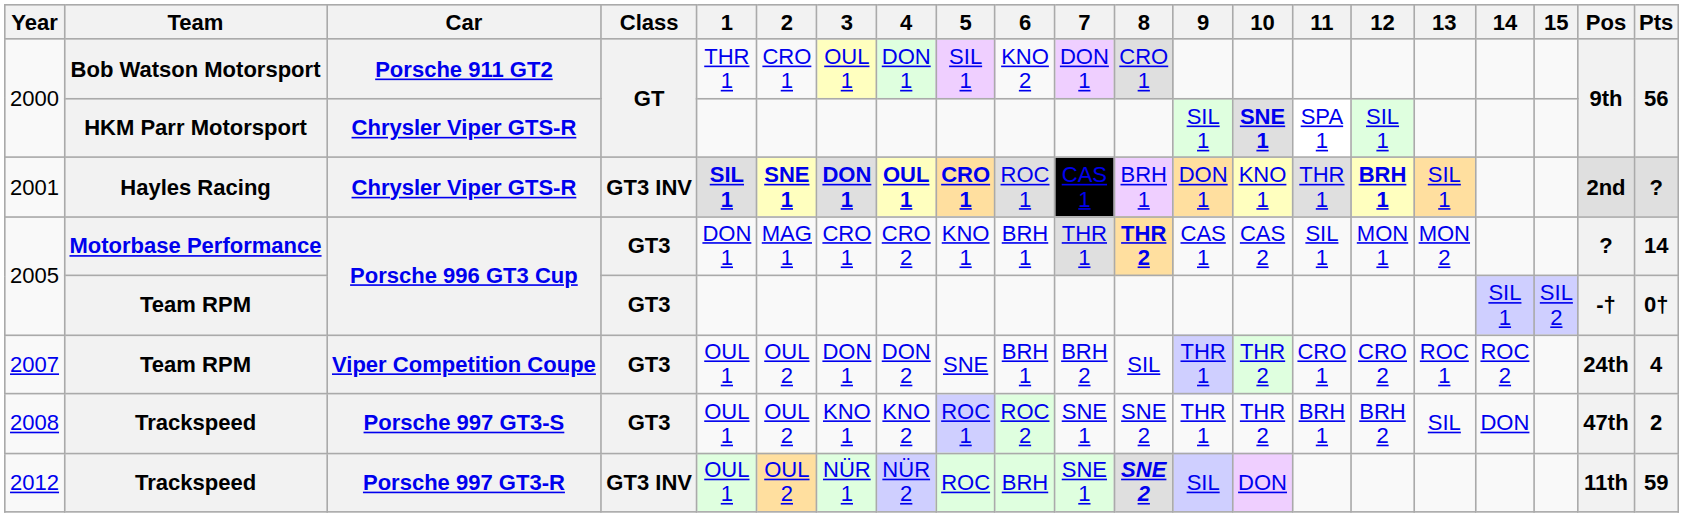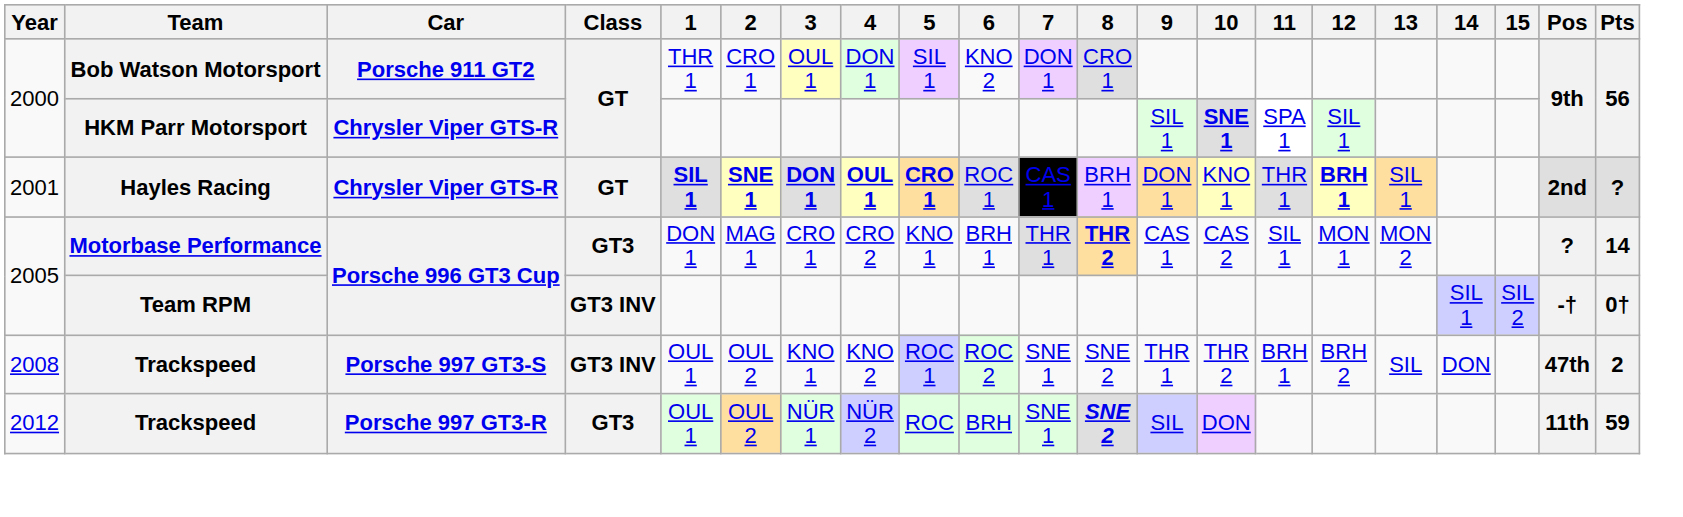(649, 187) GT3 INV -> (613, 187) GT
(649, 305) GT3 -> (613, 305) GT3 INV
- row: (35, 364)
(649, 423) GT3 -> (613, 364) GT3 INV
(649, 482) GT3 INV -> (613, 423) GT3
